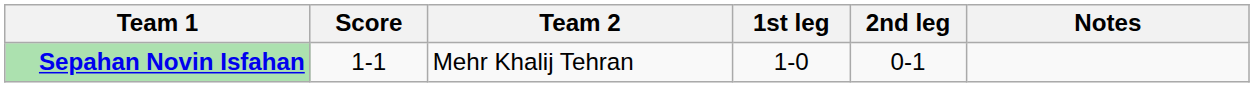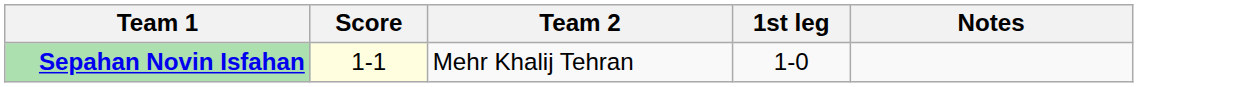- column: (908, 23)
(369, 61) no background -> (369, 61) lightyellow background
